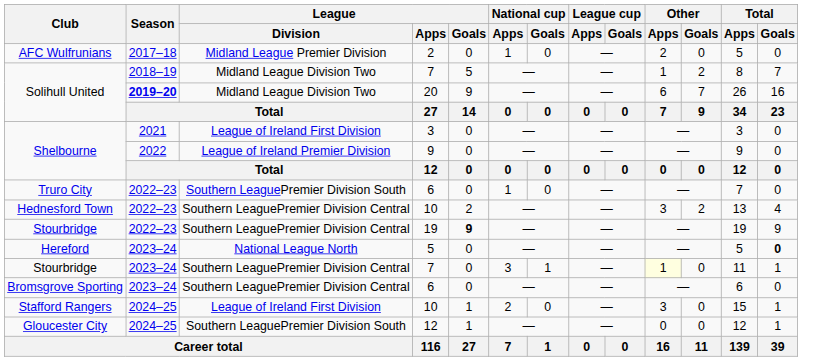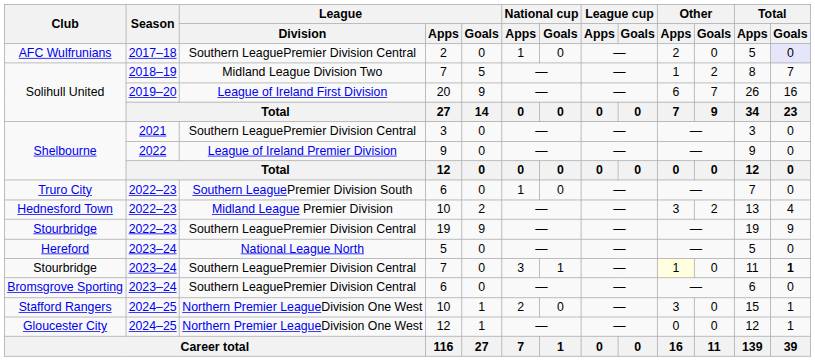(296, 53) Midland League Premier Division -> (302, 53) Southern LeaguePremier Division Central
(778, 53) no background -> (790, 53) lavender background
(153, 92) bold -> (153, 92) normal
(296, 92) Midland League Division Two -> (302, 92) League of Ireland First Division
(296, 131) League of Ireland First Division -> (302, 131) Southern LeaguePremier Division Central
(296, 209) Southern LeaguePremier Division Central -> (302, 209) Midland League Premier Division
(469, 229) bold -> (482, 229) normal
(778, 248) bold -> (790, 248) normal
(778, 268) normal -> (790, 268) bold
(296, 307) League of Ireland First Division -> (302, 307) Northern Premier LeagueDivision One West
(296, 326) Southern LeaguePremier Division South -> (302, 326) Northern Premier LeagueDivision One West
